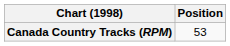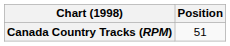(200, 31) 53 -> (200, 31) 51
